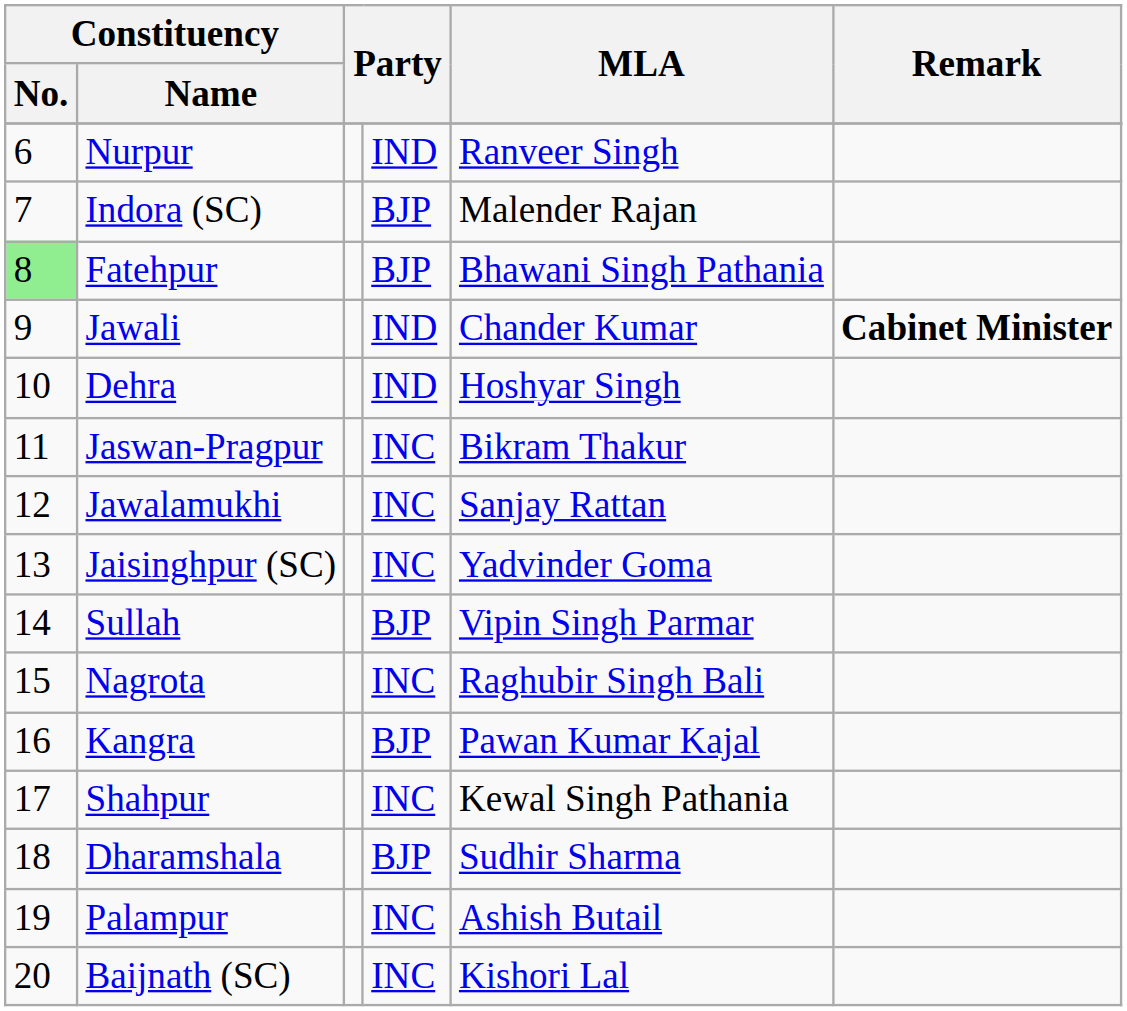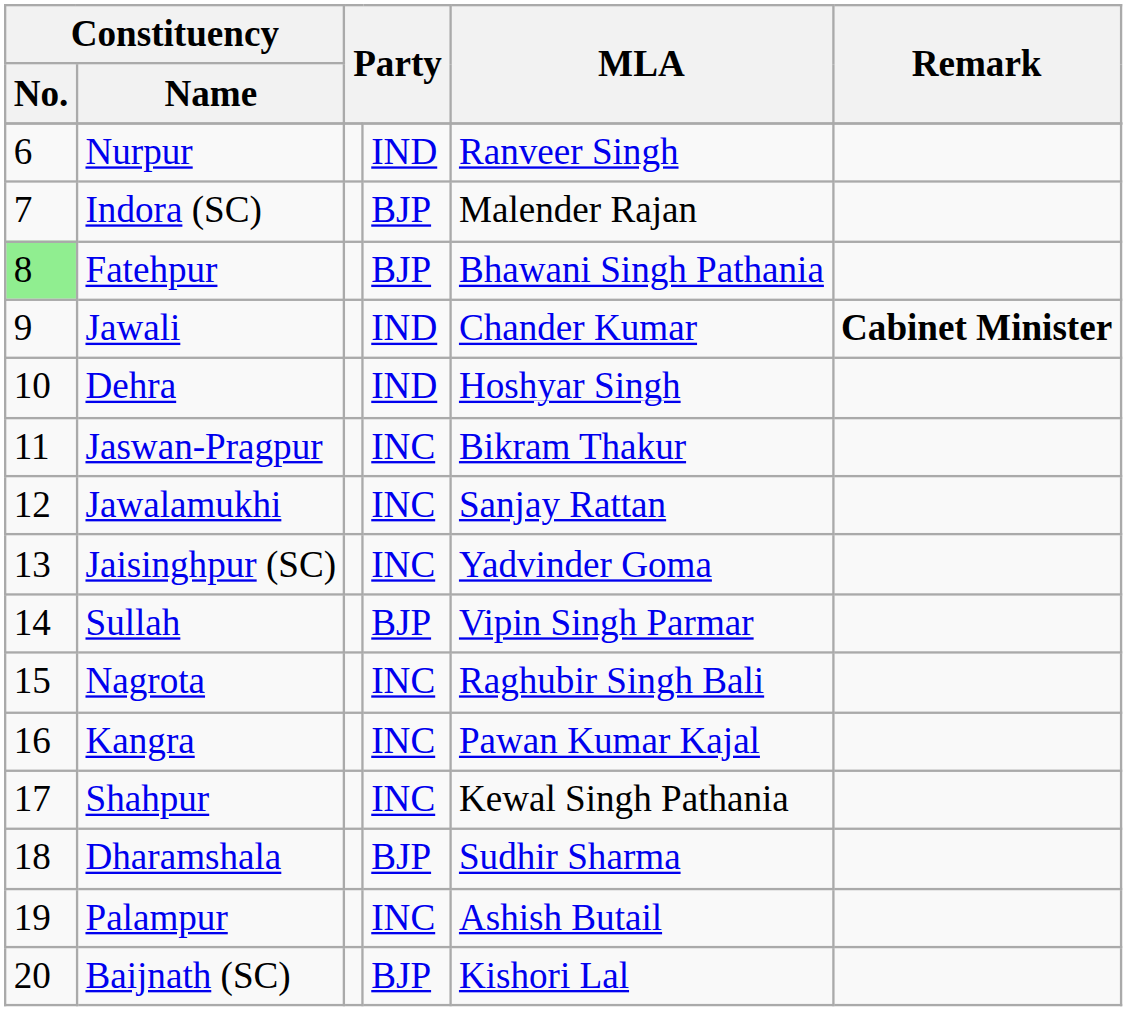(401, 740) BJP -> (403, 740) INC
(403, 975) INC -> (401, 975) BJP
